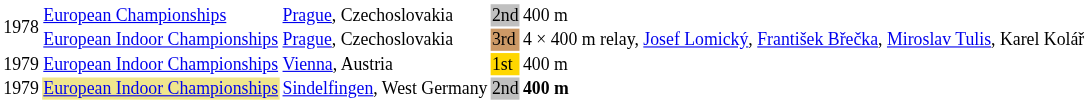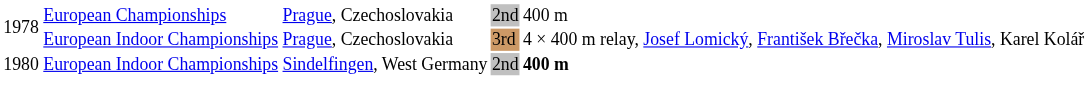- row: (338, 64)
(21, 88) 1979 -> (21, 64) 1980
(161, 88) khaki background -> (161, 64) no background
